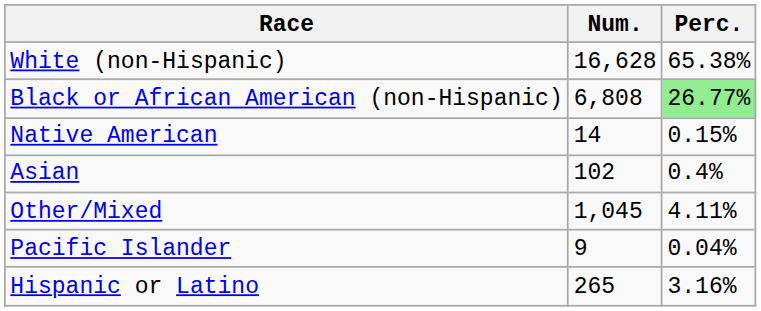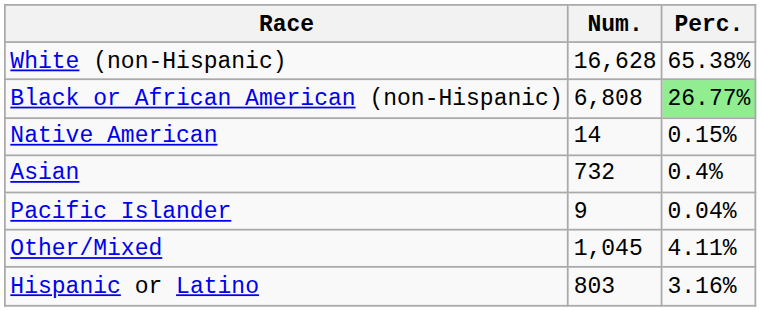(594, 174) 102 -> (594, 174) 732
rows swapped: (121, 249) <-> (86, 211)
(594, 286) 265 -> (594, 286) 803
